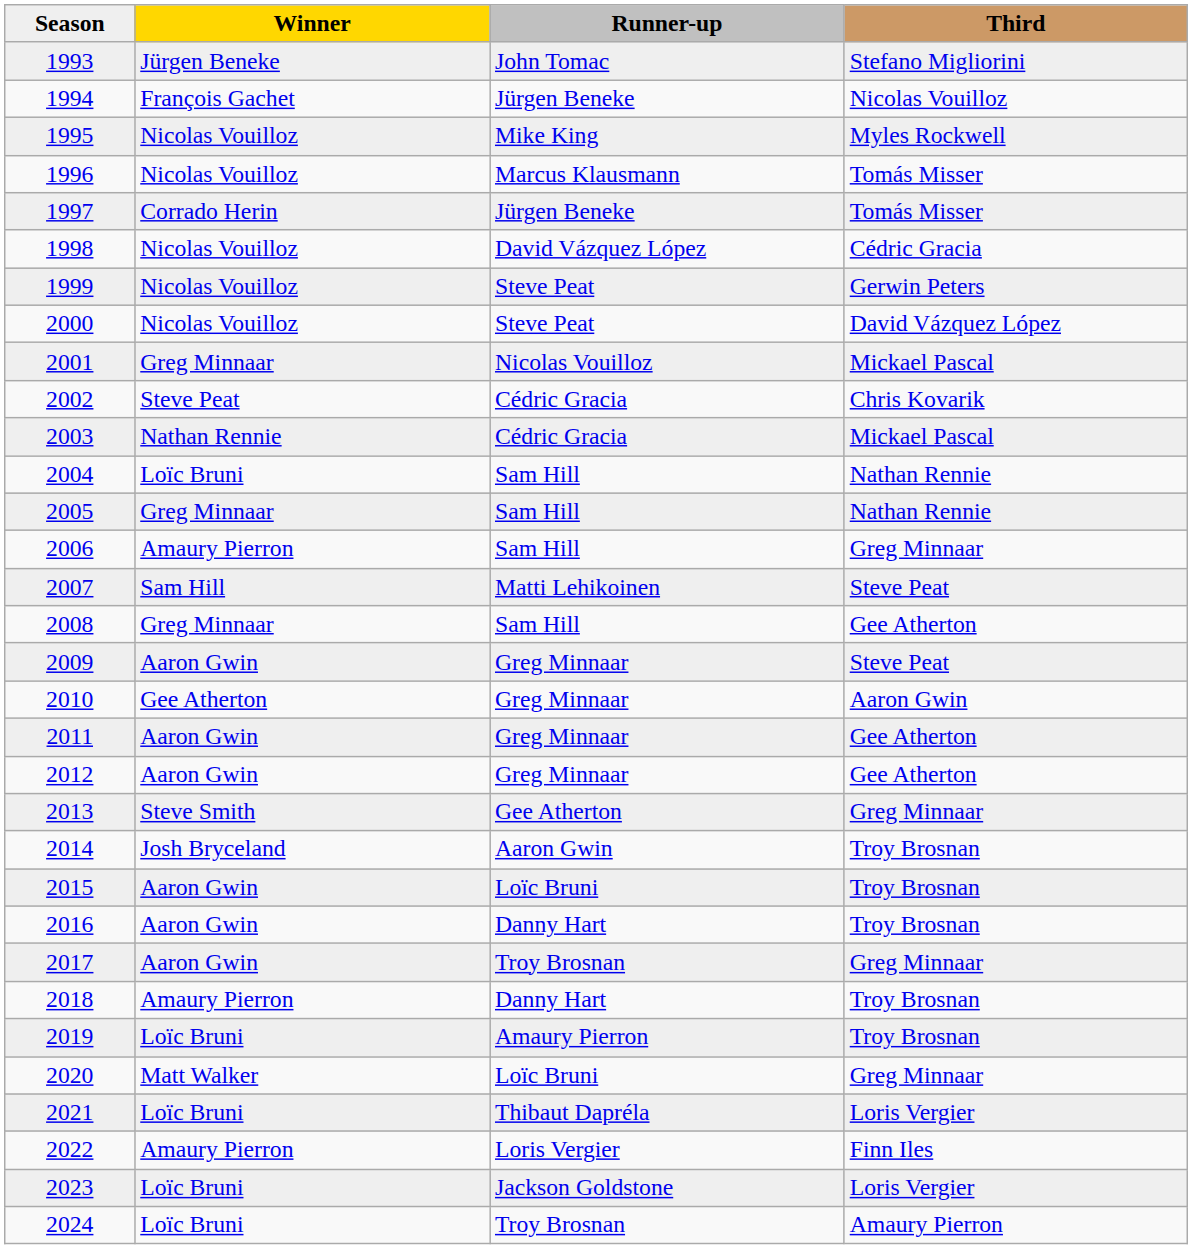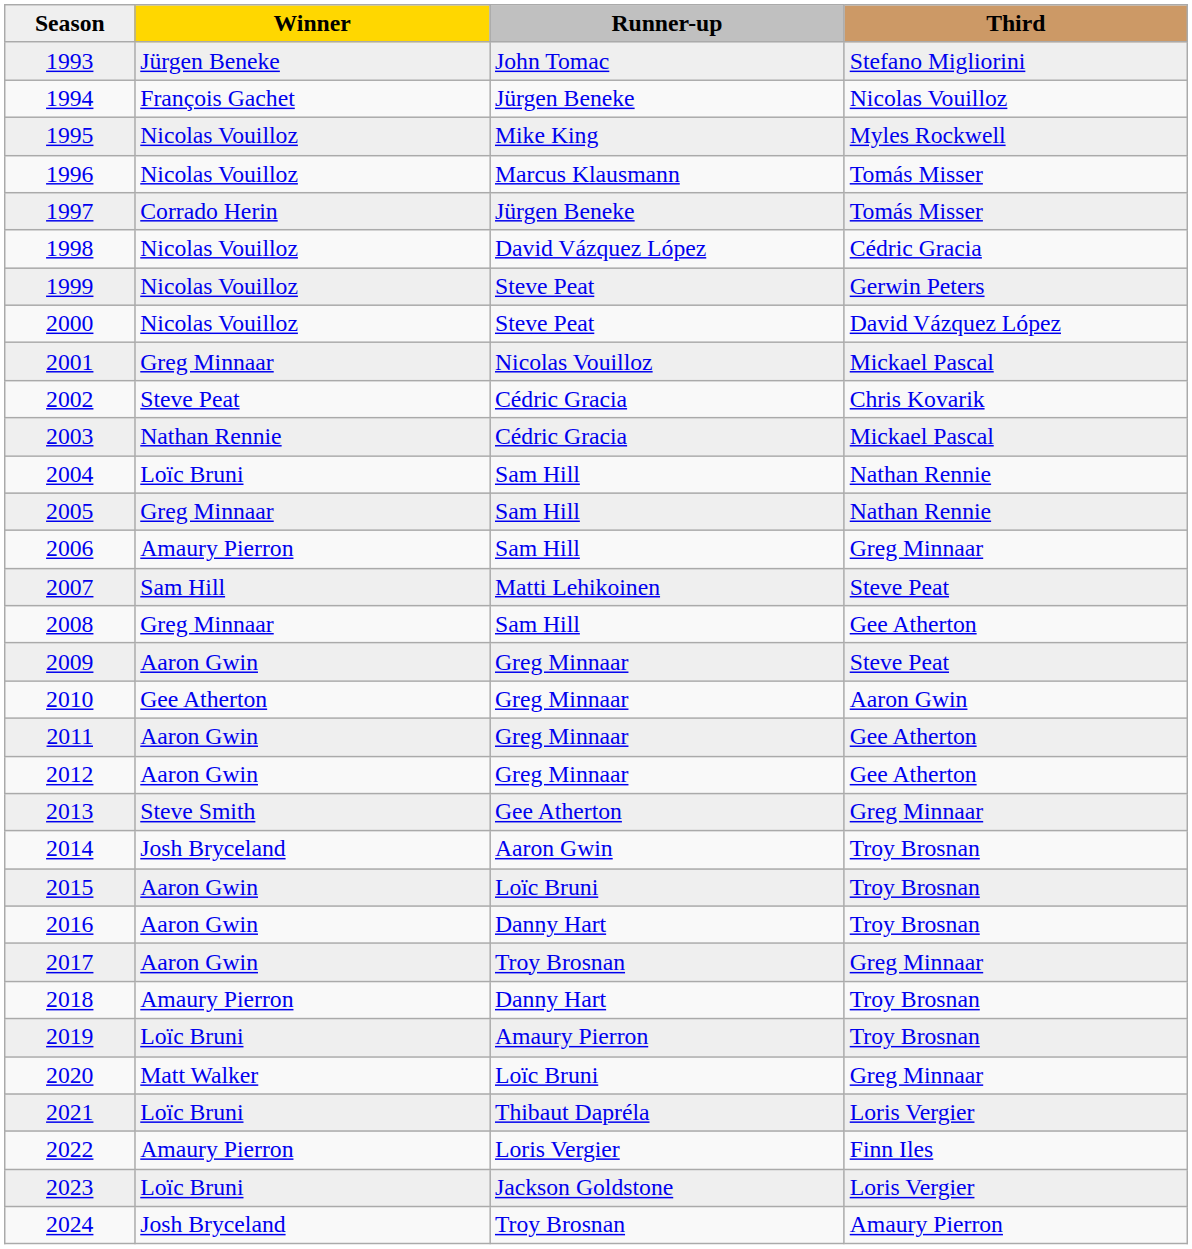(192, 1225) Loïc Bruni -> (213, 1225) Josh Bryceland
